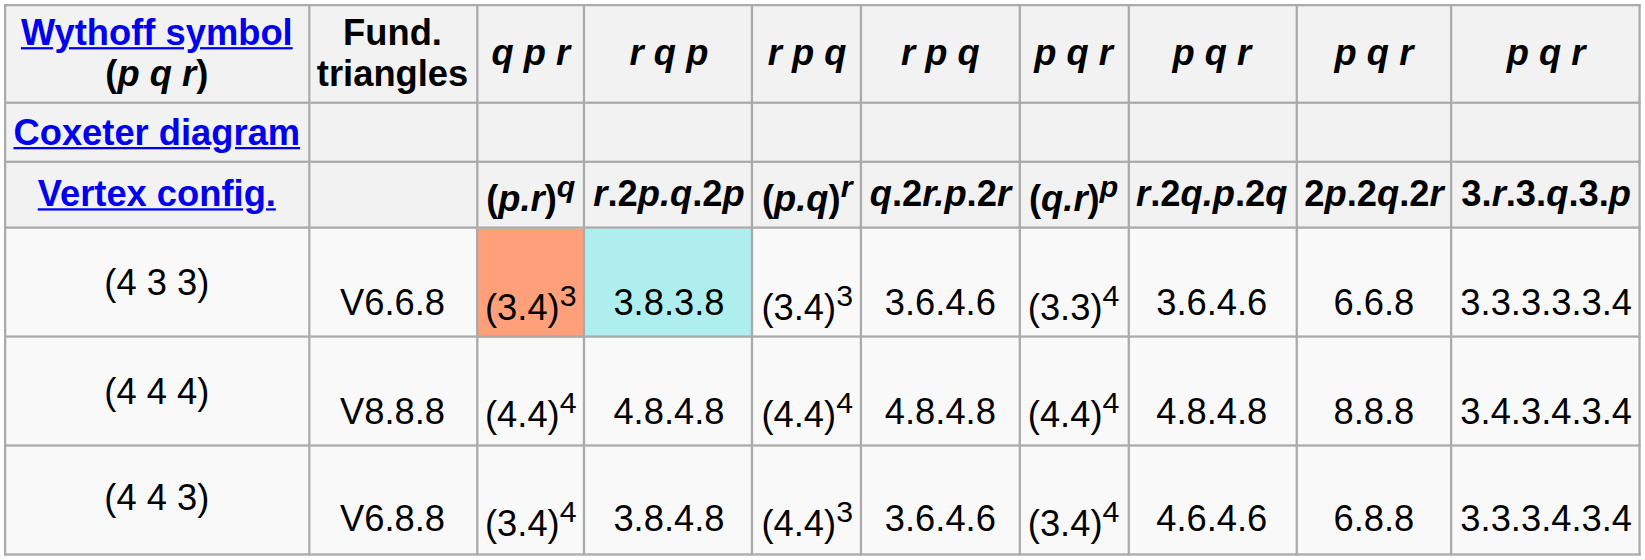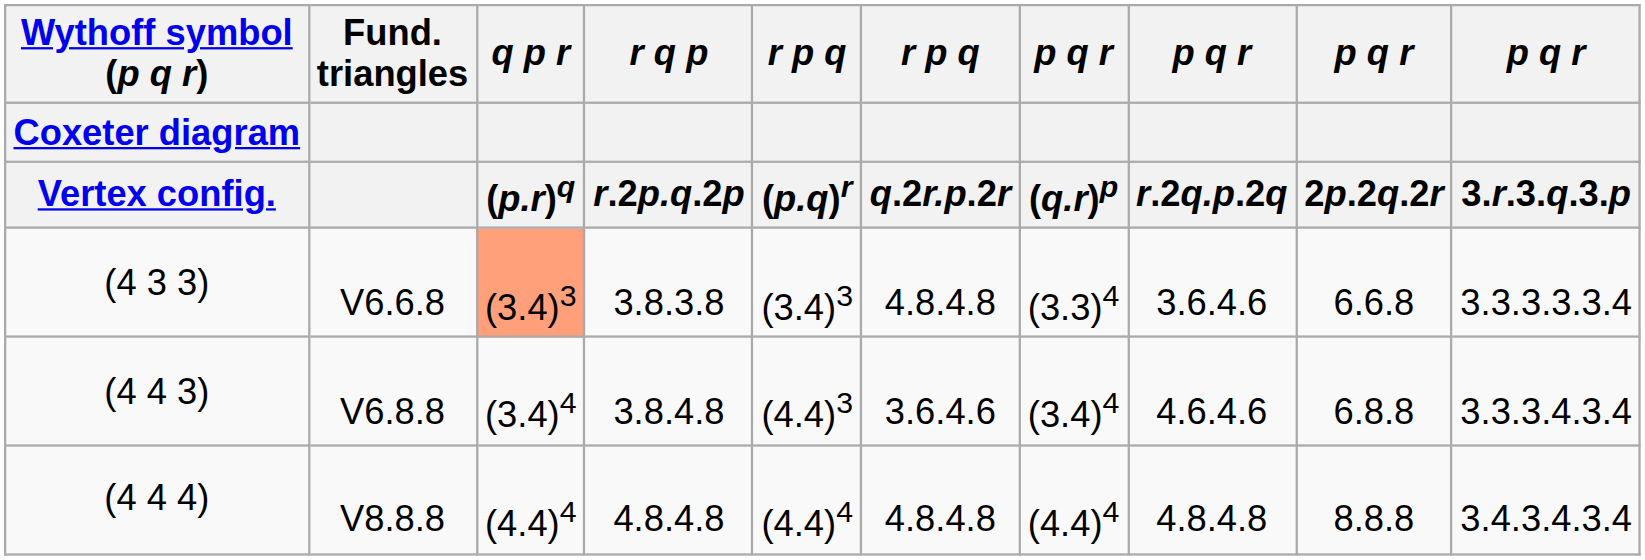(669, 302) paleturquoise background -> (669, 302) no background
(940, 302) 3.6.4.6 -> (940, 302) 4.8.4.8
rows swapped: (157, 498) <-> (157, 390)
